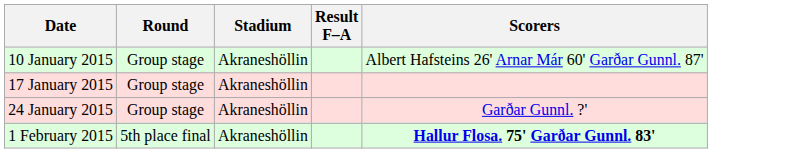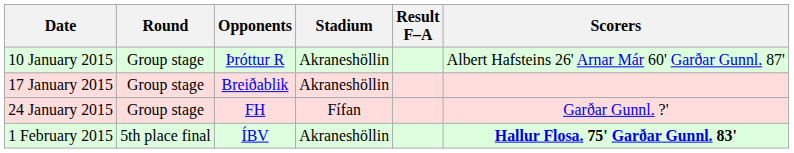+ column: (255, 25)
(263, 110) Akraneshöllin -> (344, 110) Fífan
